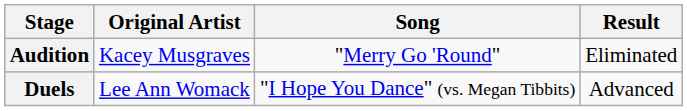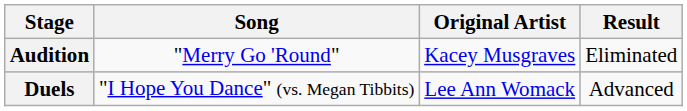columns swapped: (418, 22) <-> (174, 22)
